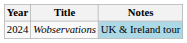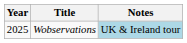(18, 30) 2024 -> (18, 30) 2025
